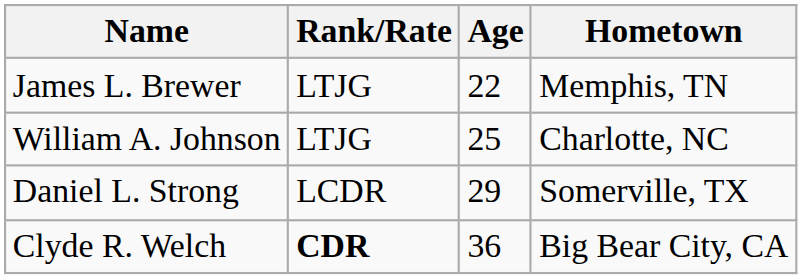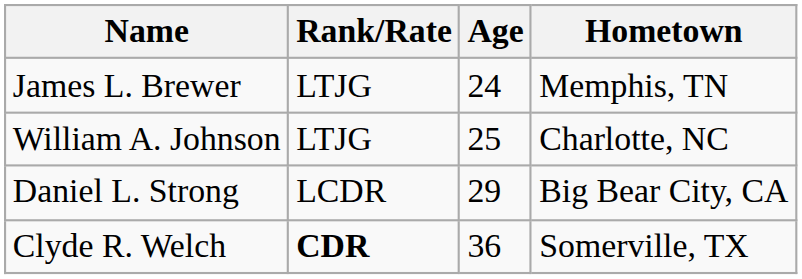(484, 84) 22 -> (484, 84) 24
(644, 191) Somerville, TX -> (664, 191) Big Bear City, CA
(664, 245) Big Bear City, CA -> (644, 245) Somerville, TX
